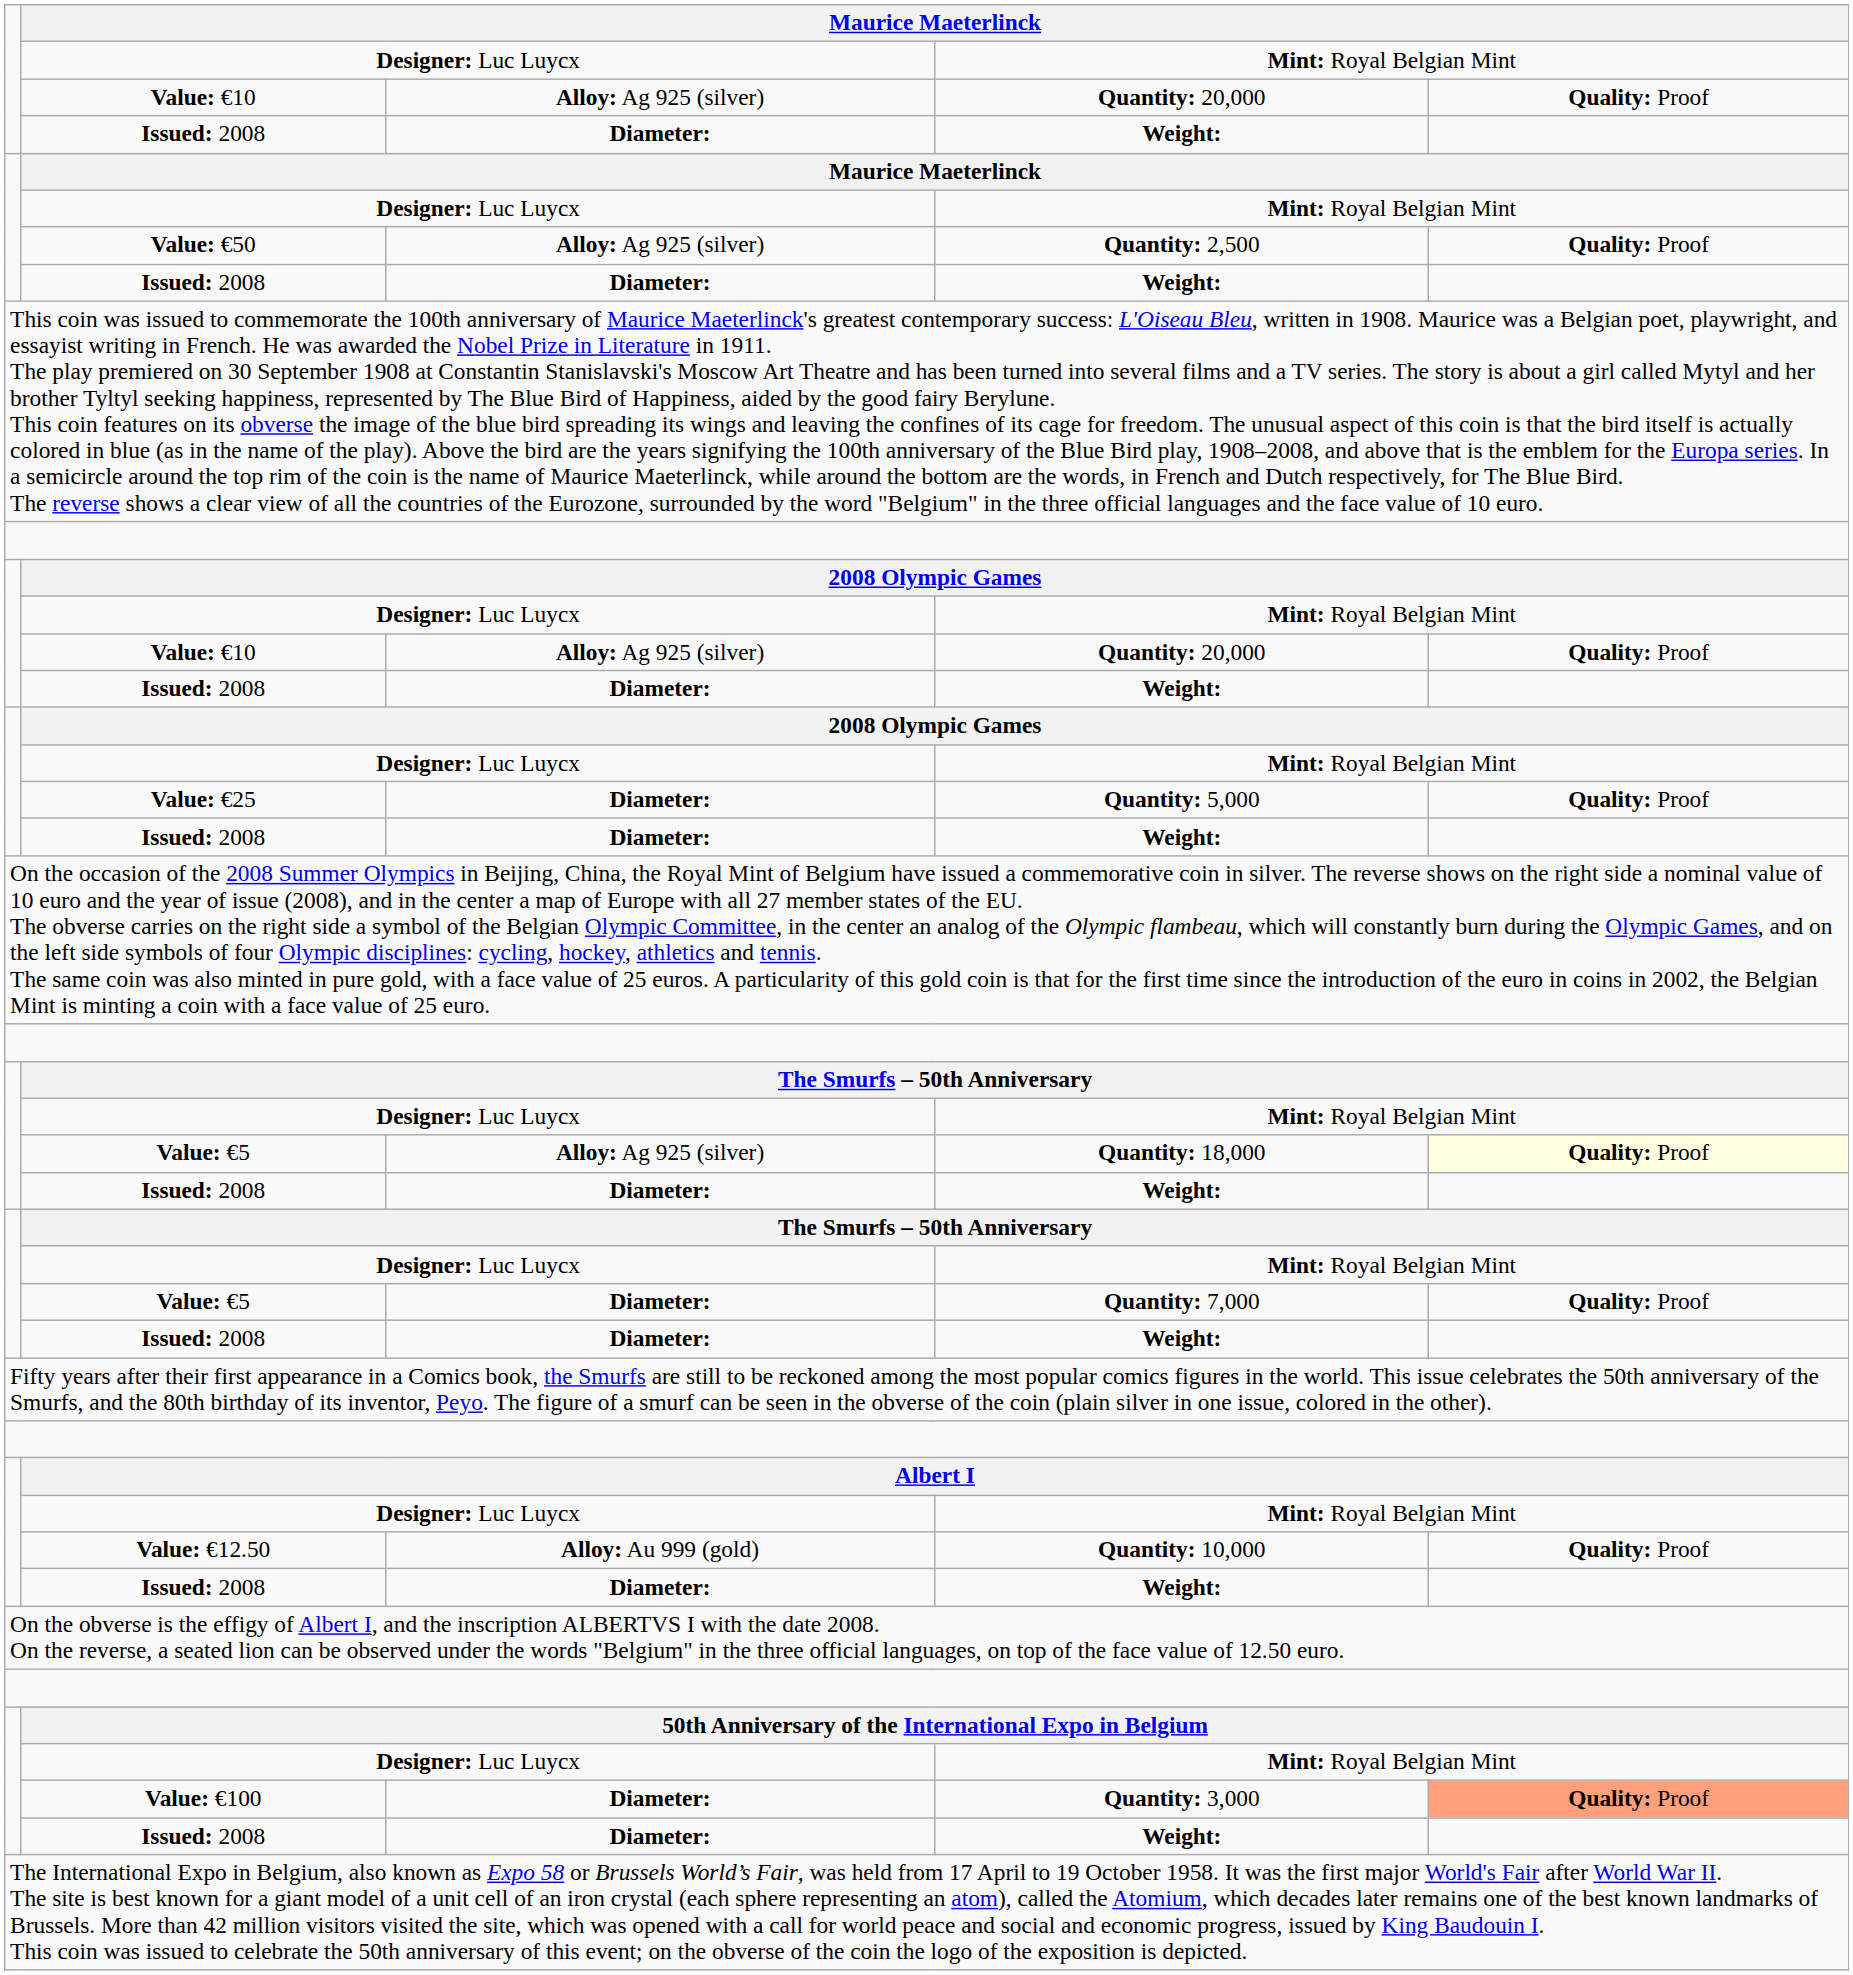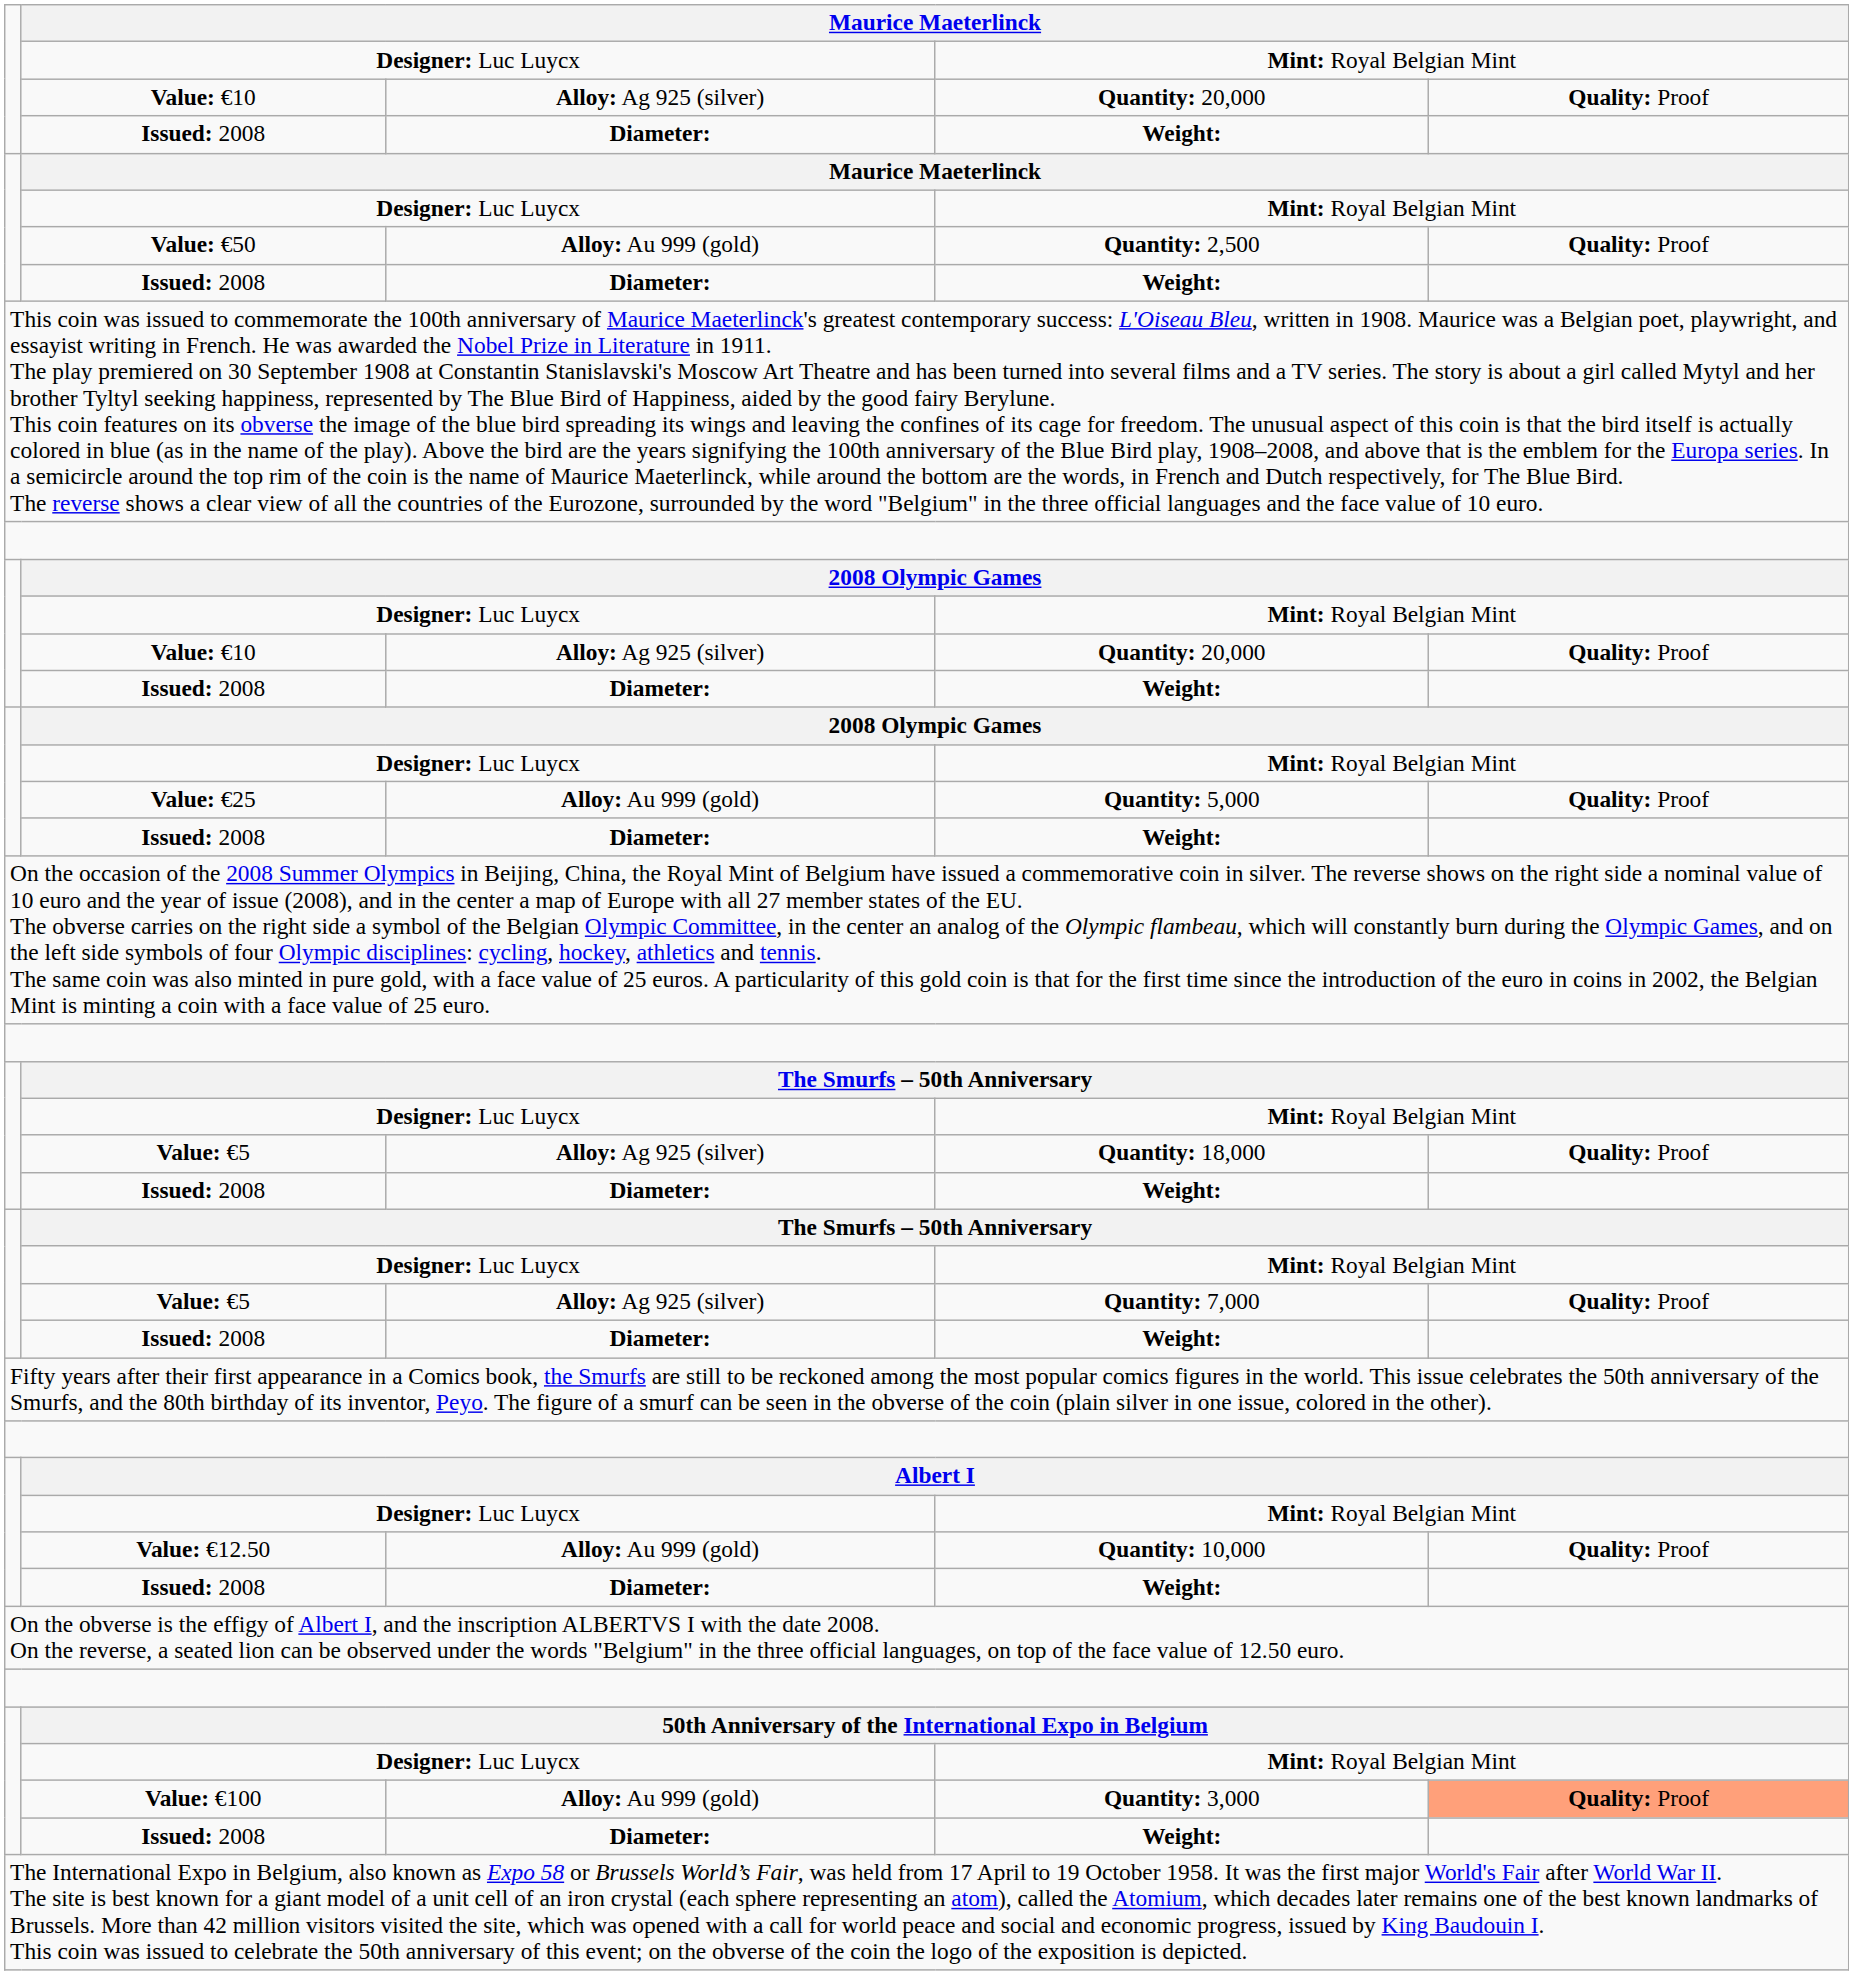(660, 245) Alloy: Ag 925 (silver) -> (660, 245) Alloy: Au 999 (gold)
(660, 799) Diameter: -> (660, 799) Alloy: Au 999 (gold)
(1639, 1153) lightyellow background -> (1639, 1153) no background
(660, 1301) Diameter: -> (660, 1301) Alloy: Ag 925 (silver)
(660, 1798) Diameter: -> (660, 1798) Alloy: Au 999 (gold)
